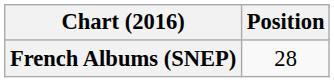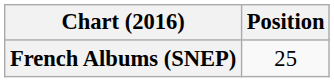(286, 58) 28 -> (286, 58) 25
